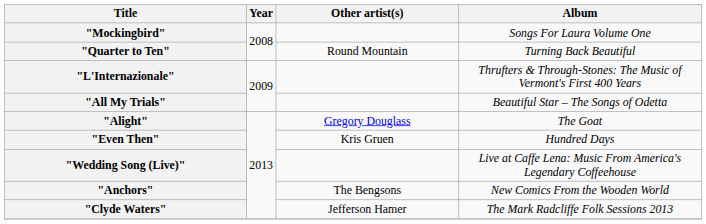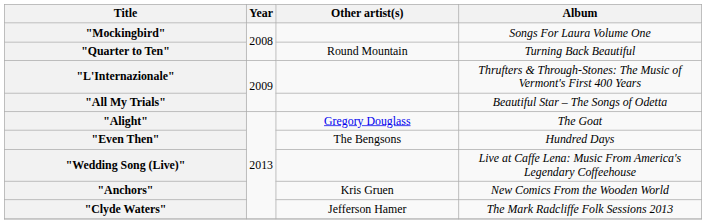(367, 139) Kris Gruen -> (367, 139) The Bengsons
(367, 190) The Bengsons -> (367, 190) Kris Gruen
